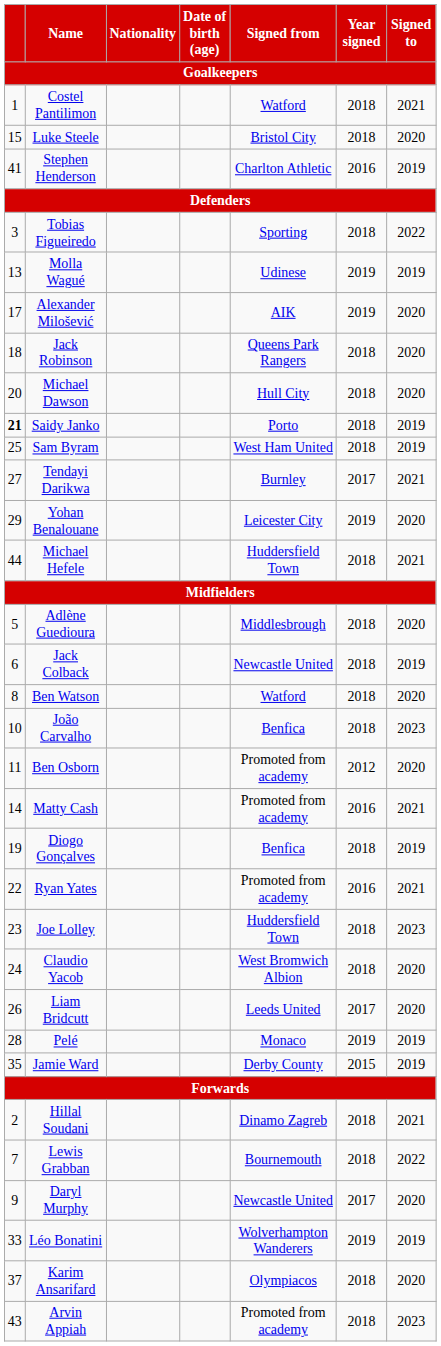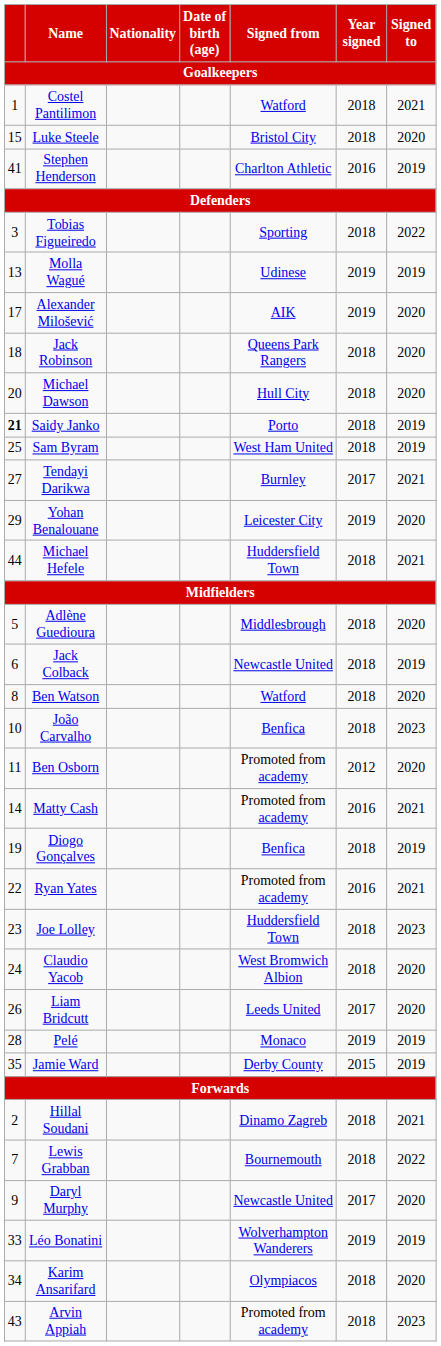(15, 1280) 37 -> (15, 1280) 34
